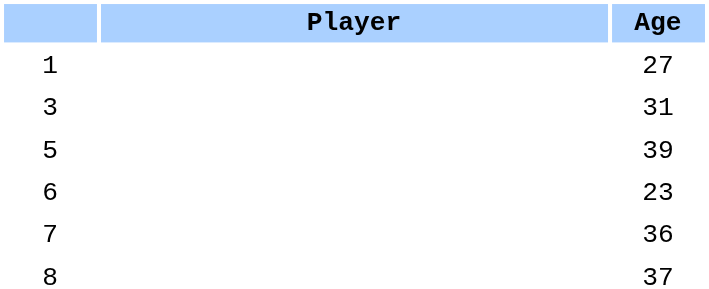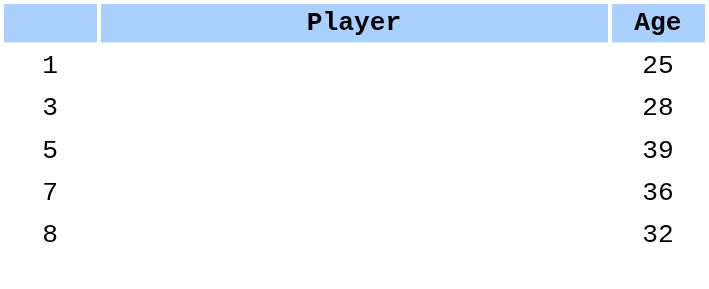(658, 66) 27 -> (658, 66) 25
(658, 108) 31 -> (658, 108) 28
- row: (50, 193)
(658, 278) 37 -> (658, 235) 32
